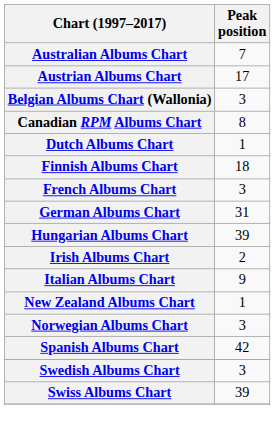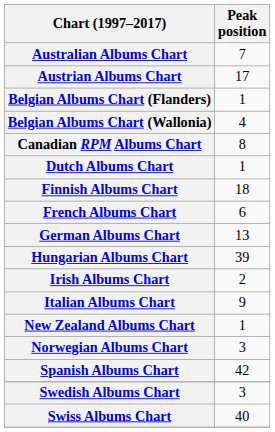+ row: (110, 99)
(242, 99) 3 -> (242, 122) 4
(242, 189) 3 -> (242, 212) 6
(242, 212) 31 -> (242, 235) 13
(242, 393) 39 -> (242, 415) 40
